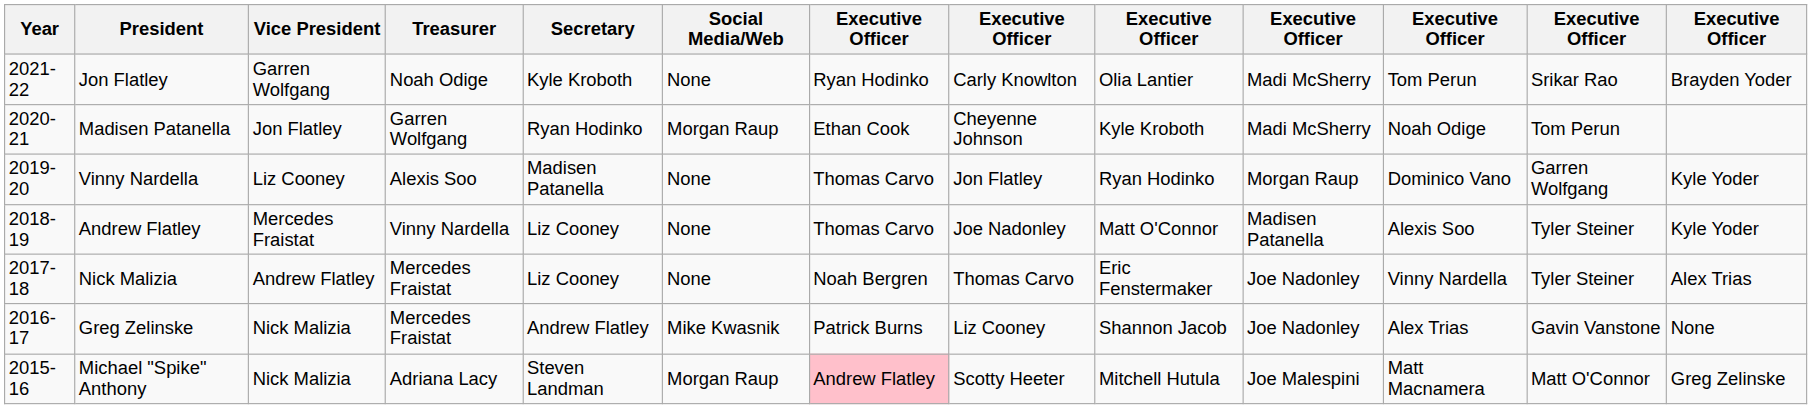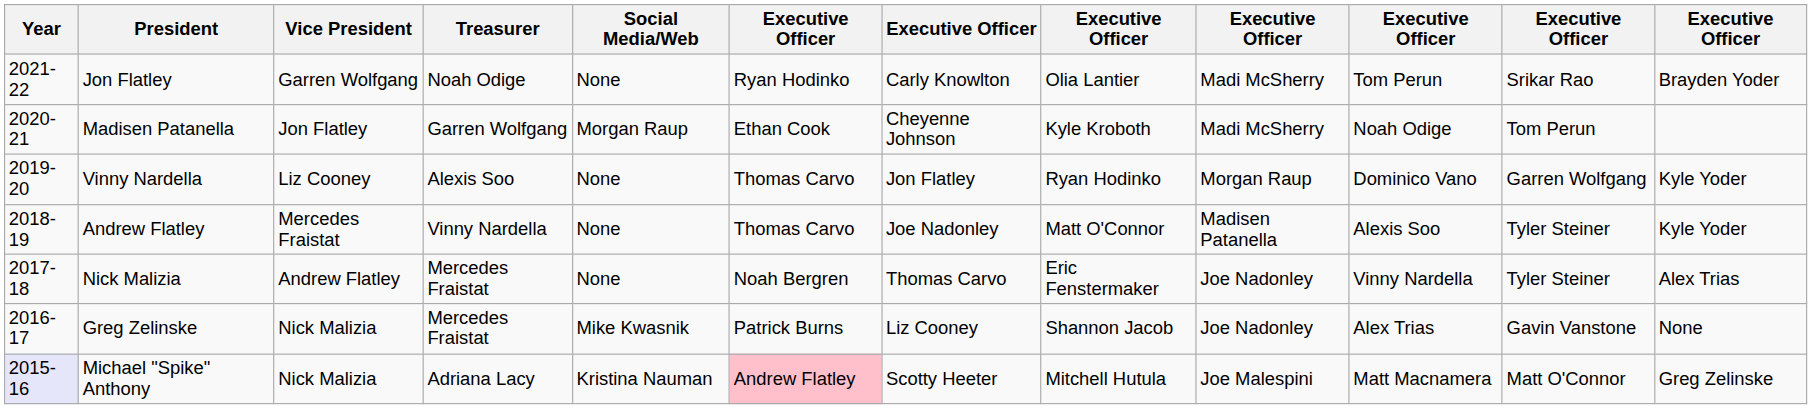- column: (593, 29)
(32, 378) no background -> (32, 378) lavender background
(723, 378) Morgan Raup -> (644, 378) Kristina Nauman
